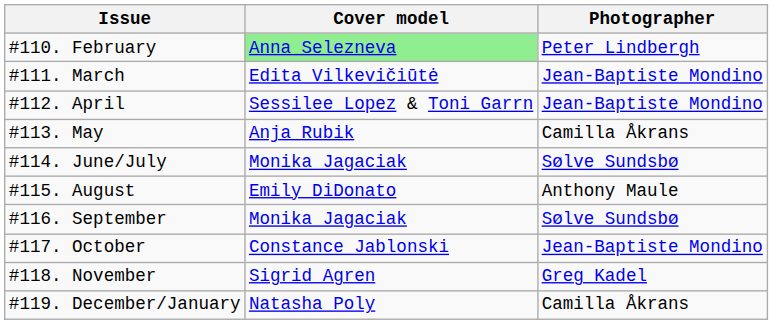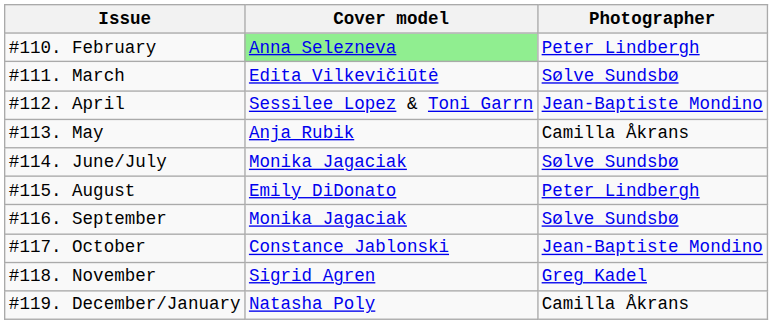(652, 76) Jean-Baptiste Mondino -> (610, 76) Sølve Sundsbø
(610, 191) Anthony Maule -> (621, 191) Peter Lindbergh
